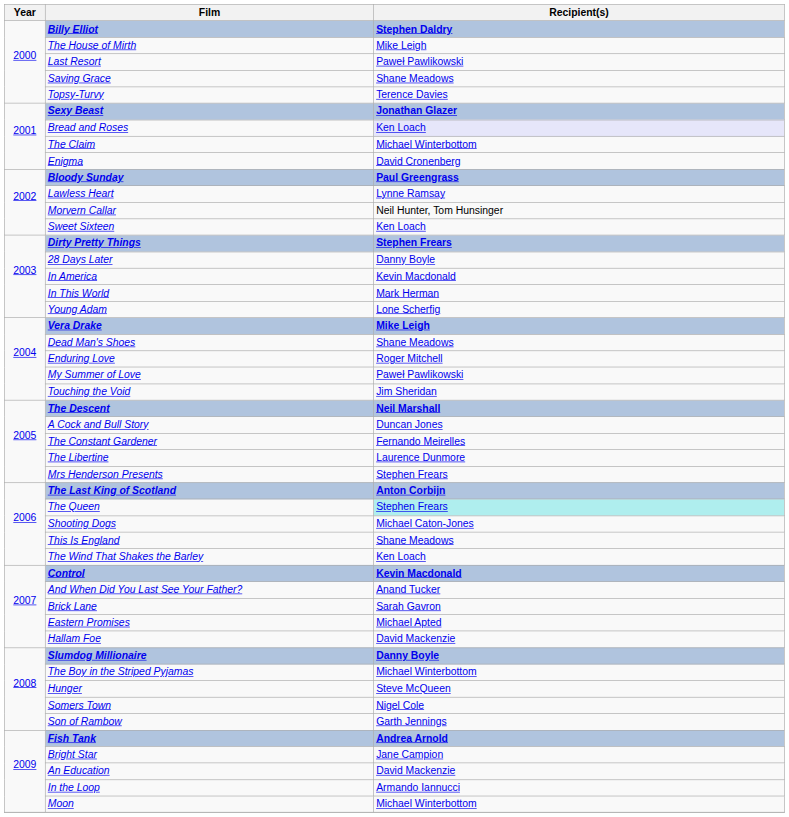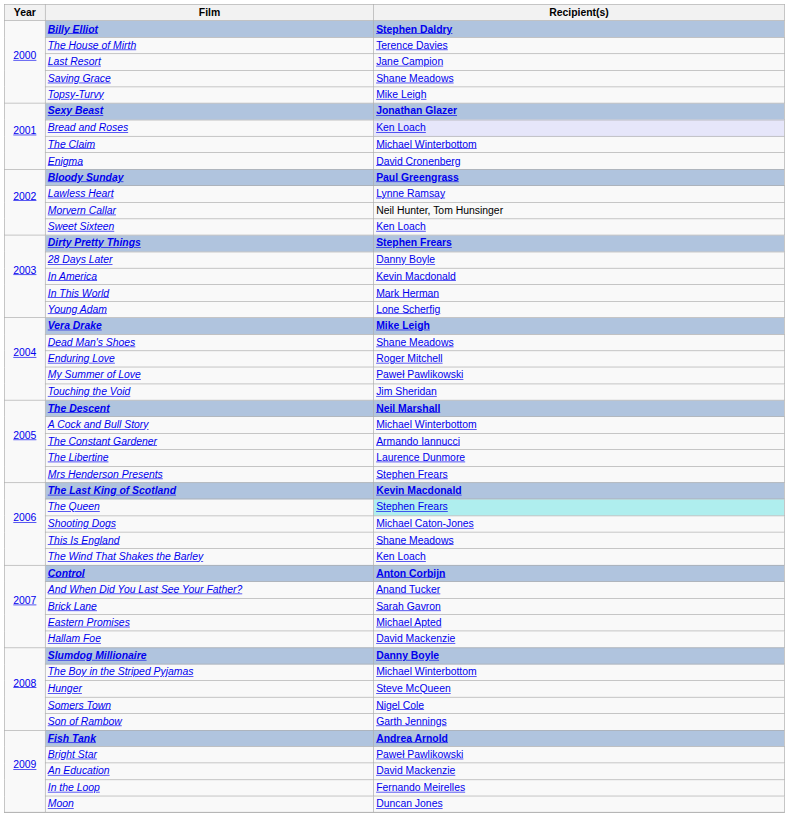(401, 45) Mike Leigh -> (412, 45) Terence Davies
(420, 62) Paweł Pawlikowski -> (410, 62) Jane Campion
(412, 95) Terence Davies -> (401, 95) Mike Leigh
(409, 425) Duncan Jones -> (426, 425) Michael Winterbottom
(421, 441) Fernando Meirelles -> (418, 441) Armando Iannucci
(411, 491) Anton Corbijn -> (419, 491) Kevin Macdonald
(419, 573) Kevin Macdonald -> (411, 573) Anton Corbijn
(410, 754) Jane Campion -> (420, 754) Paweł Pawlikowski
(418, 787) Armando Iannucci -> (421, 787) Fernando Meirelles
(426, 804) Michael Winterbottom -> (409, 804) Duncan Jones
